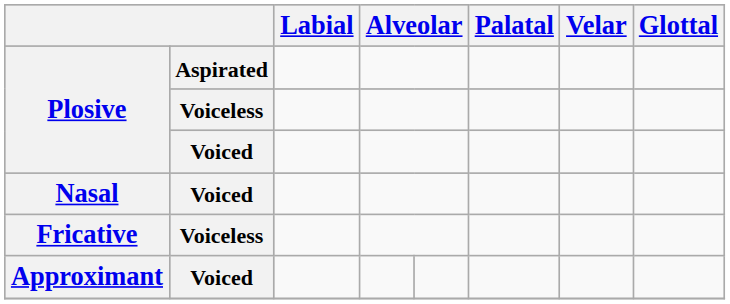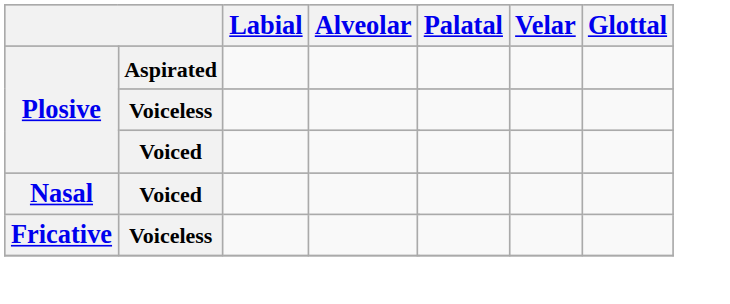- row: (87, 276)
